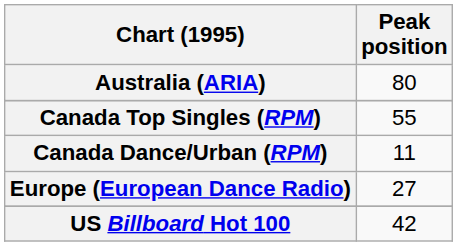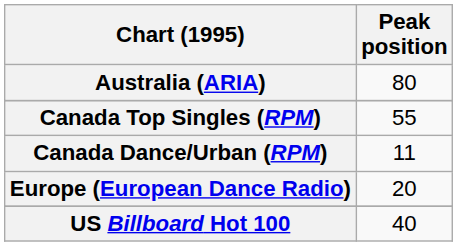(404, 188) 27 -> (404, 188) 20
(404, 223) 42 -> (404, 223) 40
